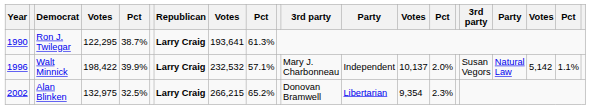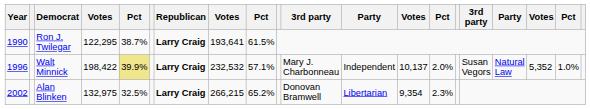(261, 42) 61.3% -> (261, 42) 61.5%
(134, 67) no background -> (134, 67) khaki background
(541, 67) 5,142 -> (541, 67) 5,352
(568, 67) 1.1% -> (568, 67) 1.0%
